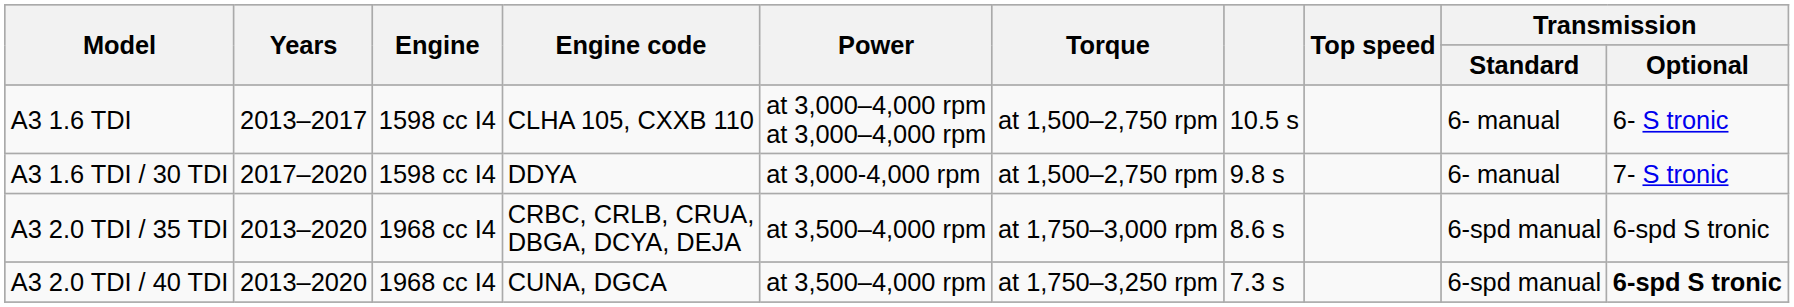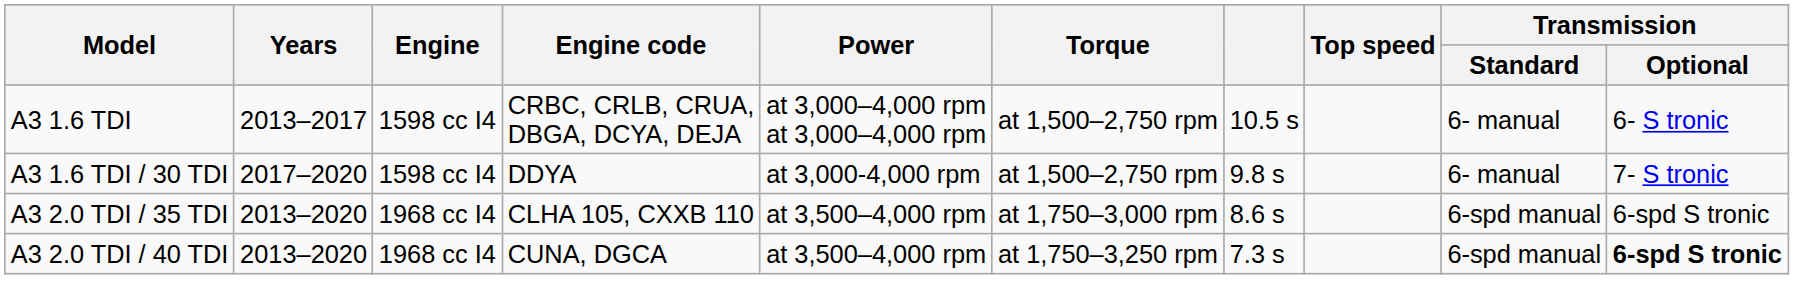(631, 120) CLHA 105, CXXB 110 -> (631, 120) CRBC, CRLB, CRUA, DBGA, DCYA, DEJA
(631, 228) CRBC, CRLB, CRUA, DBGA, DCYA, DEJA -> (631, 214) CLHA 105, CXXB 110
